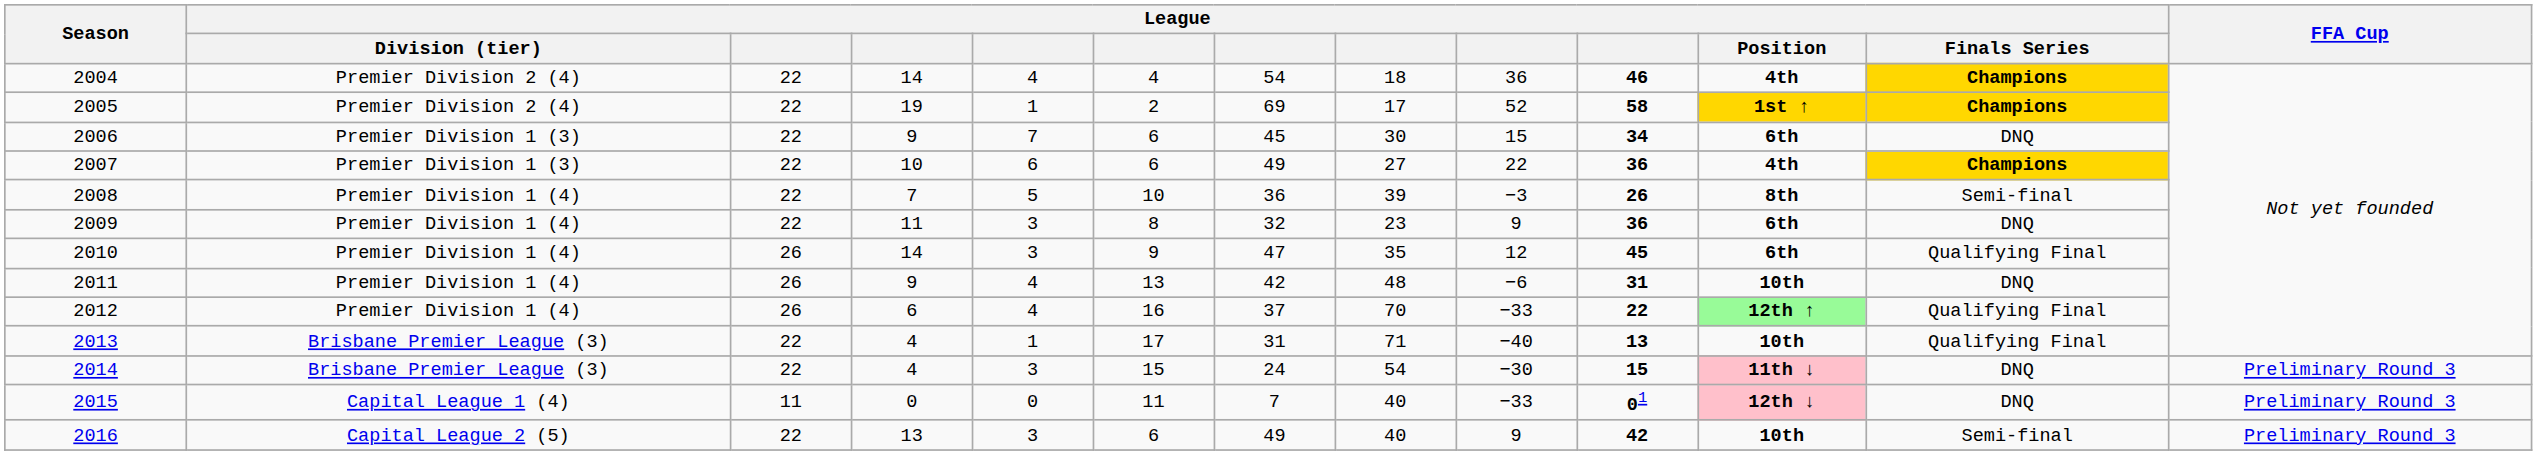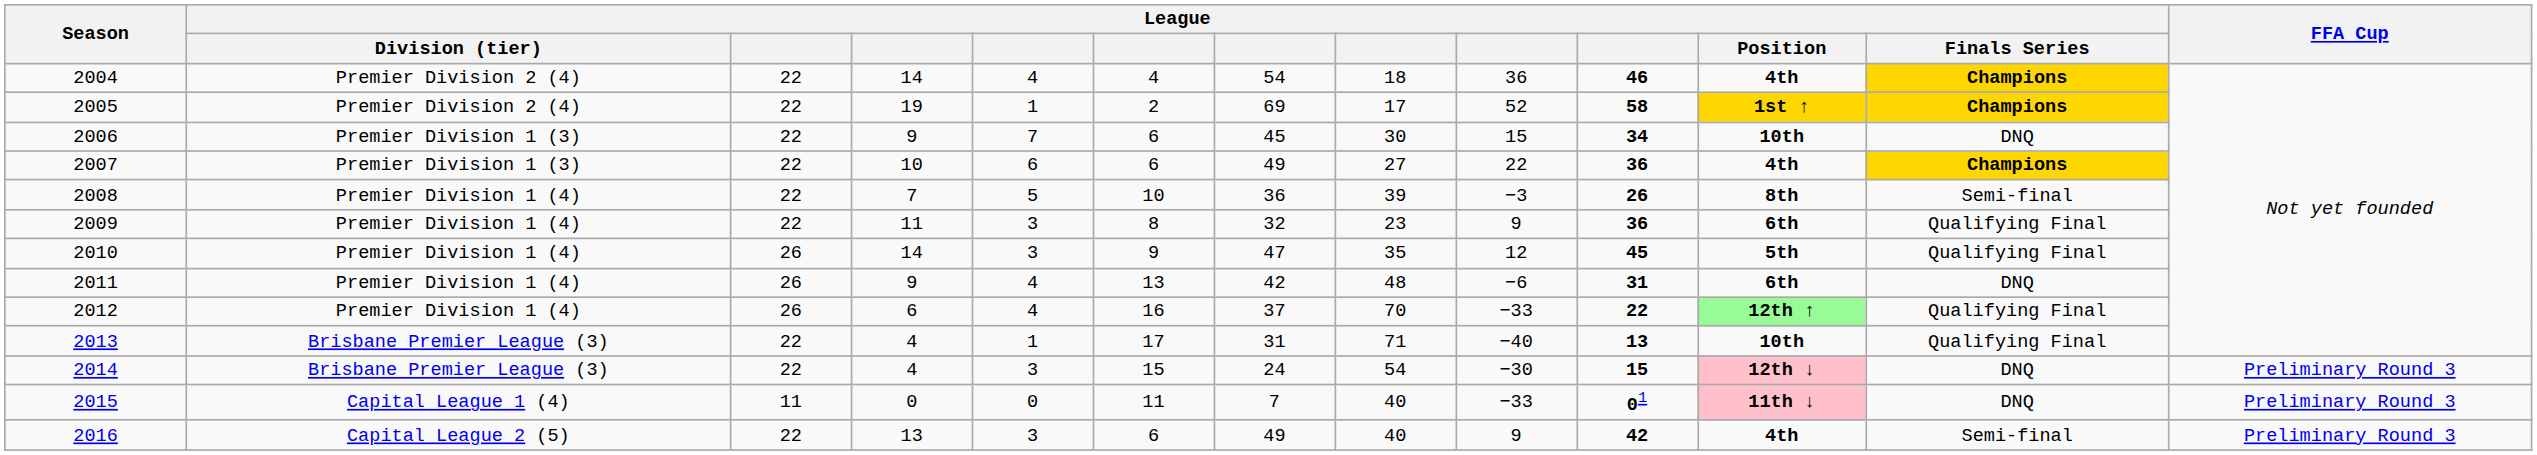(1782, 136) 6th -> (1782, 136) 10th
(2017, 224) DNQ -> (2017, 224) Qualifying Final
(1782, 253) 6th -> (1782, 253) 5th
(1782, 283) 10th -> (1782, 283) 6th
(1782, 370) 11th ↓ -> (1782, 370) 12th ↓
(1782, 403) 12th ↓ -> (1782, 403) 11th ↓
(1782, 435) 10th -> (1782, 435) 4th
